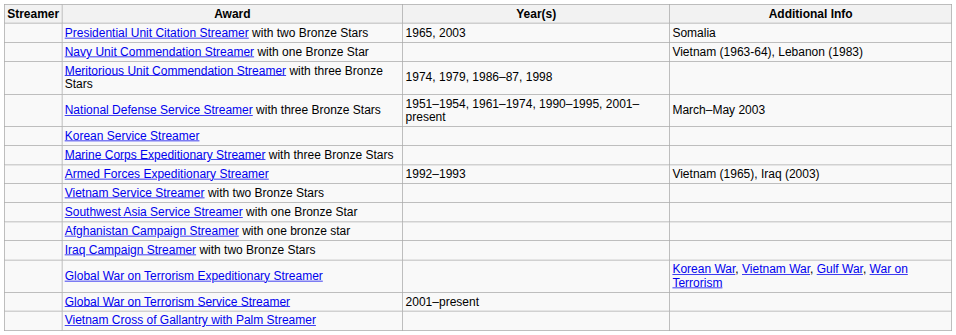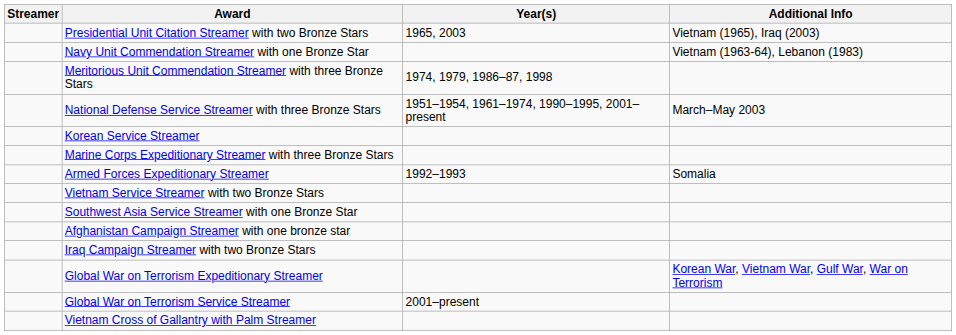(694, 33) Somalia -> (746, 33) Vietnam (1965), Iraq (2003)
(746, 174) Vietnam (1965), Iraq (2003) -> (694, 174) Somalia
